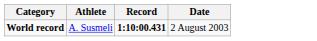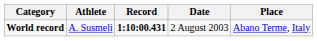+ column: (272, 12)
